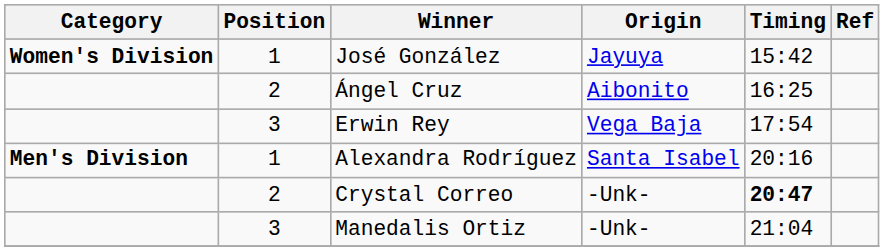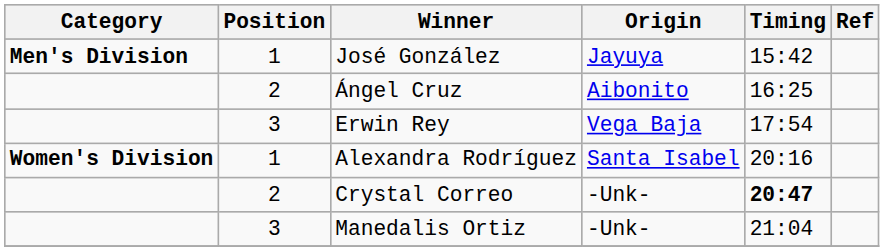(112, 57) Women's Division -> (99, 57) Men's Division
(99, 160) Men's Division -> (112, 160) Women's Division
